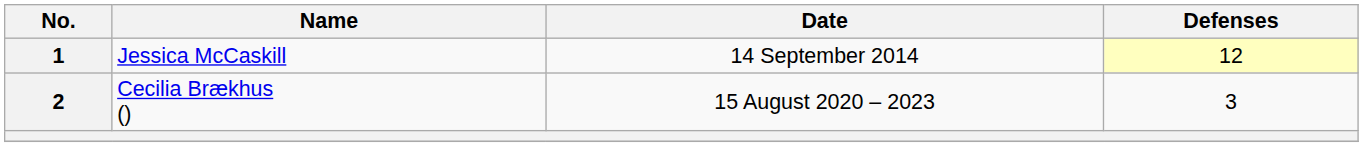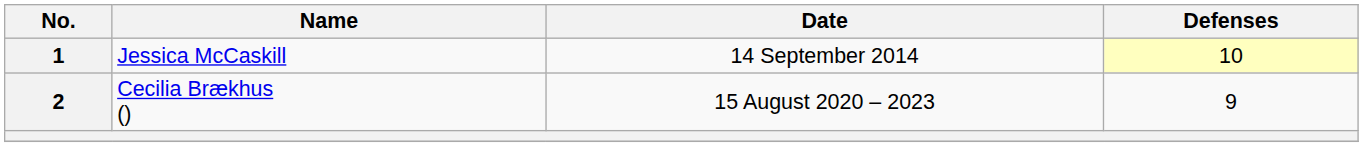(1231, 55) 12 -> (1231, 55) 10
(1231, 101) 3 -> (1231, 101) 9
